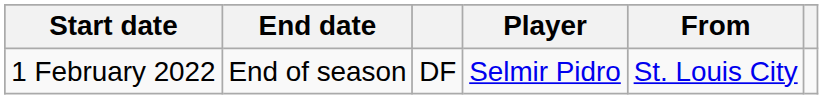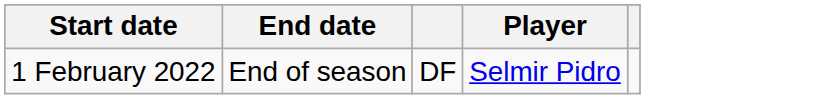- column: (716, 26)
